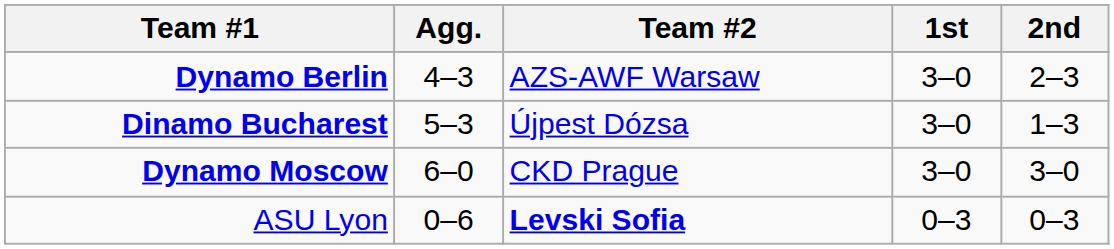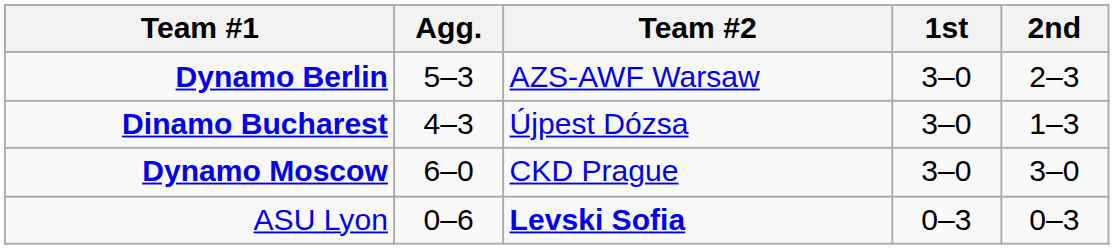(449, 76) 4–3 -> (449, 76) 5–3
(449, 123) 5–3 -> (449, 123) 4–3
